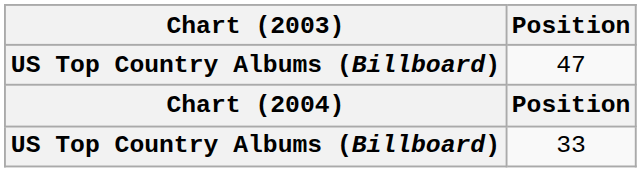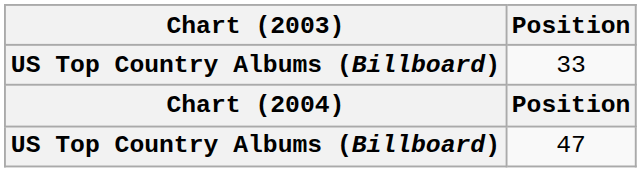rows swapped: (571, 146) <-> (571, 65)
